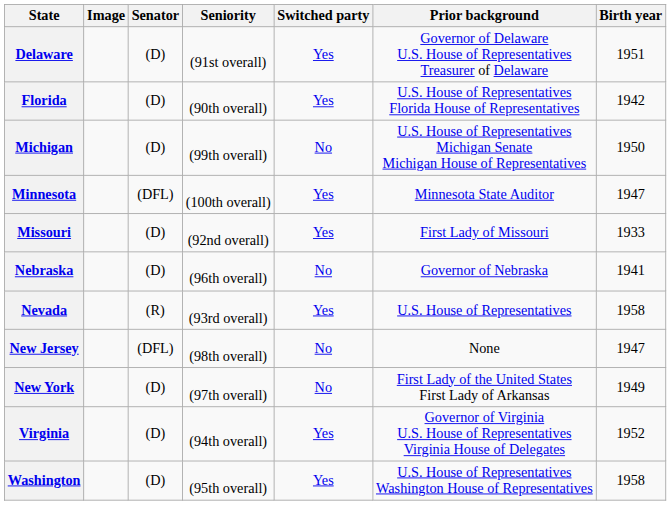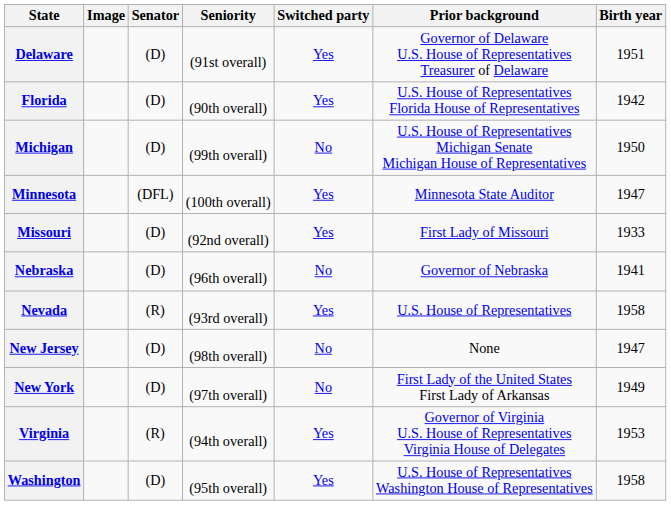(155, 348) (DFL) -> (155, 348) (D)
(155, 433) (D) -> (155, 433) (R)
(631, 433) 1952 -> (631, 433) 1953
